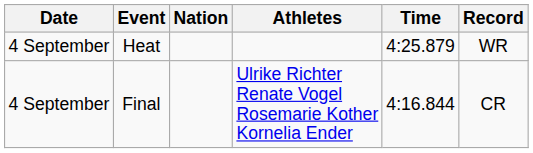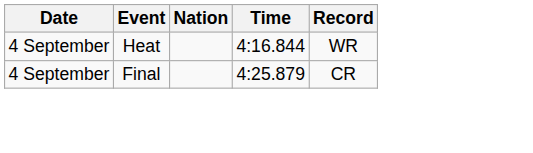- column: (307, 18)
(421, 46) 4:25.879 -> (271, 46) 4:16.844
(421, 103) 4:16.844 -> (271, 74) 4:25.879
